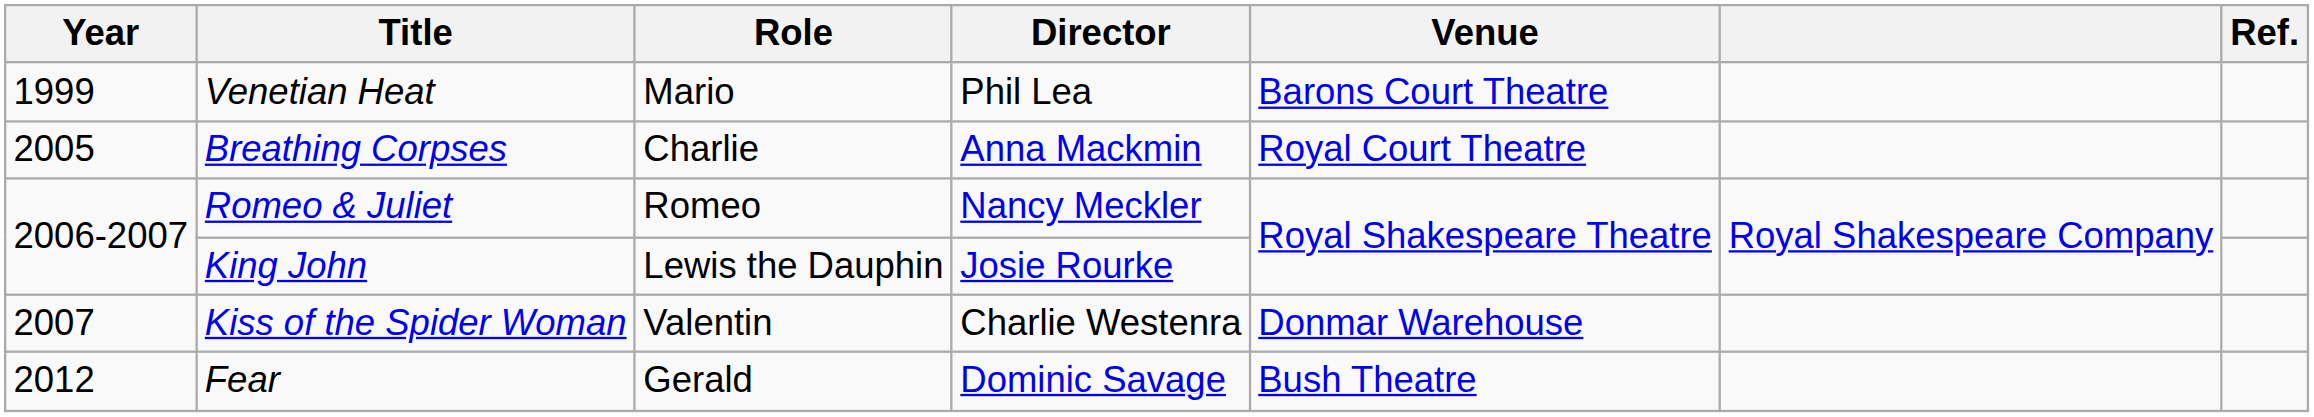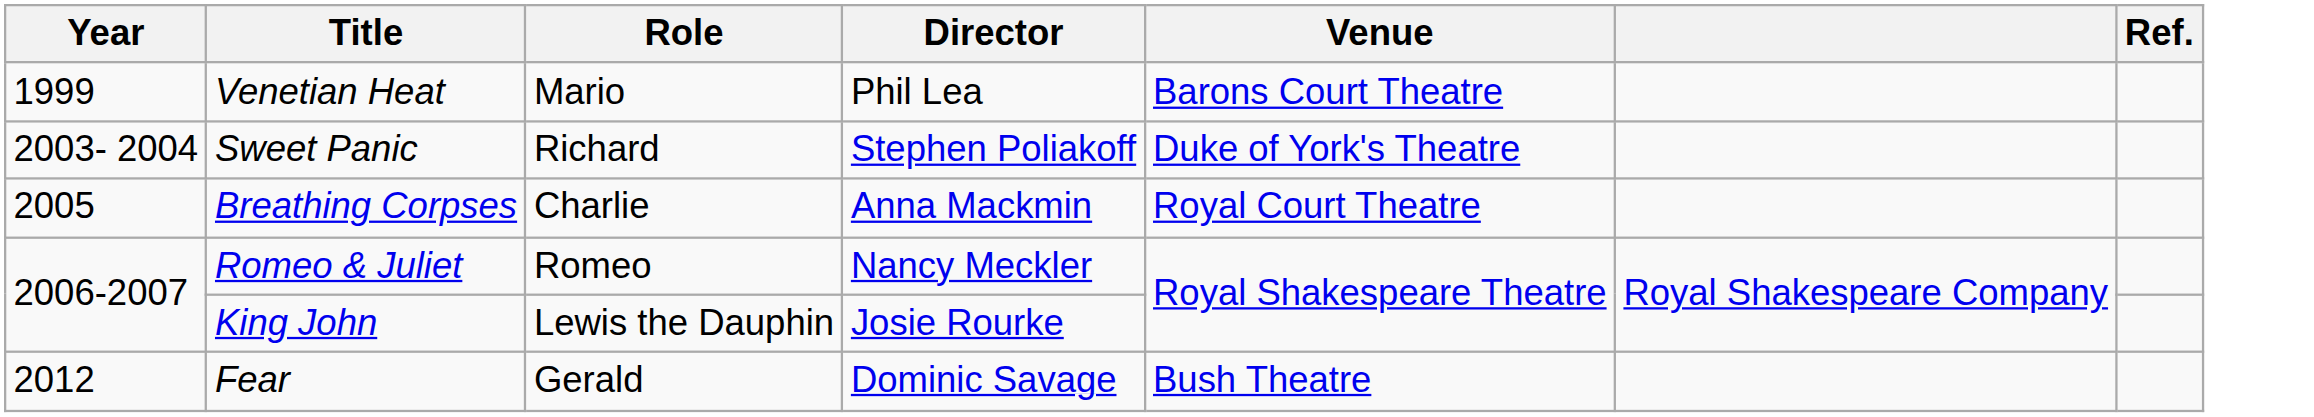+ row: (316, 149)
- row: (416, 322)
